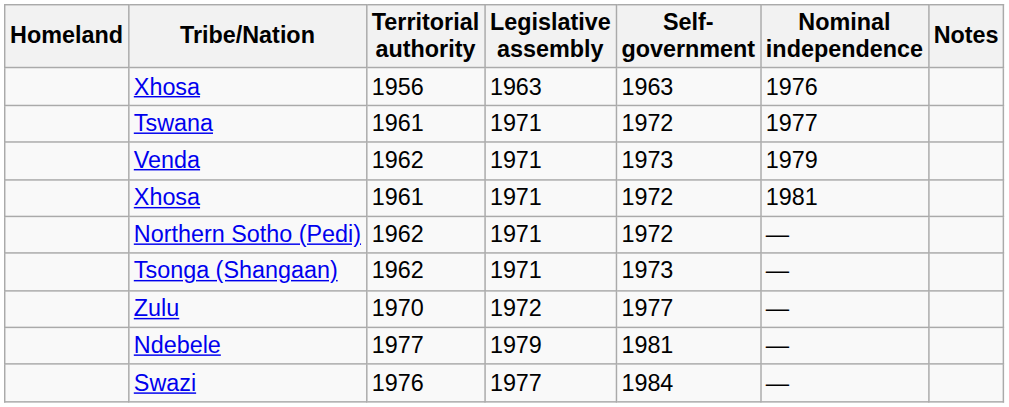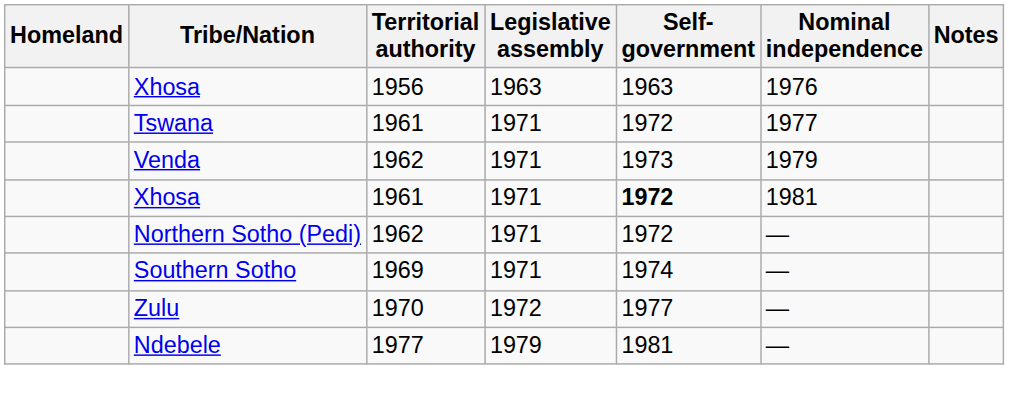(647, 197) normal -> (647, 197) bold
- row: (236, 271)
+ row: (215, 271)
- row: (165, 382)
